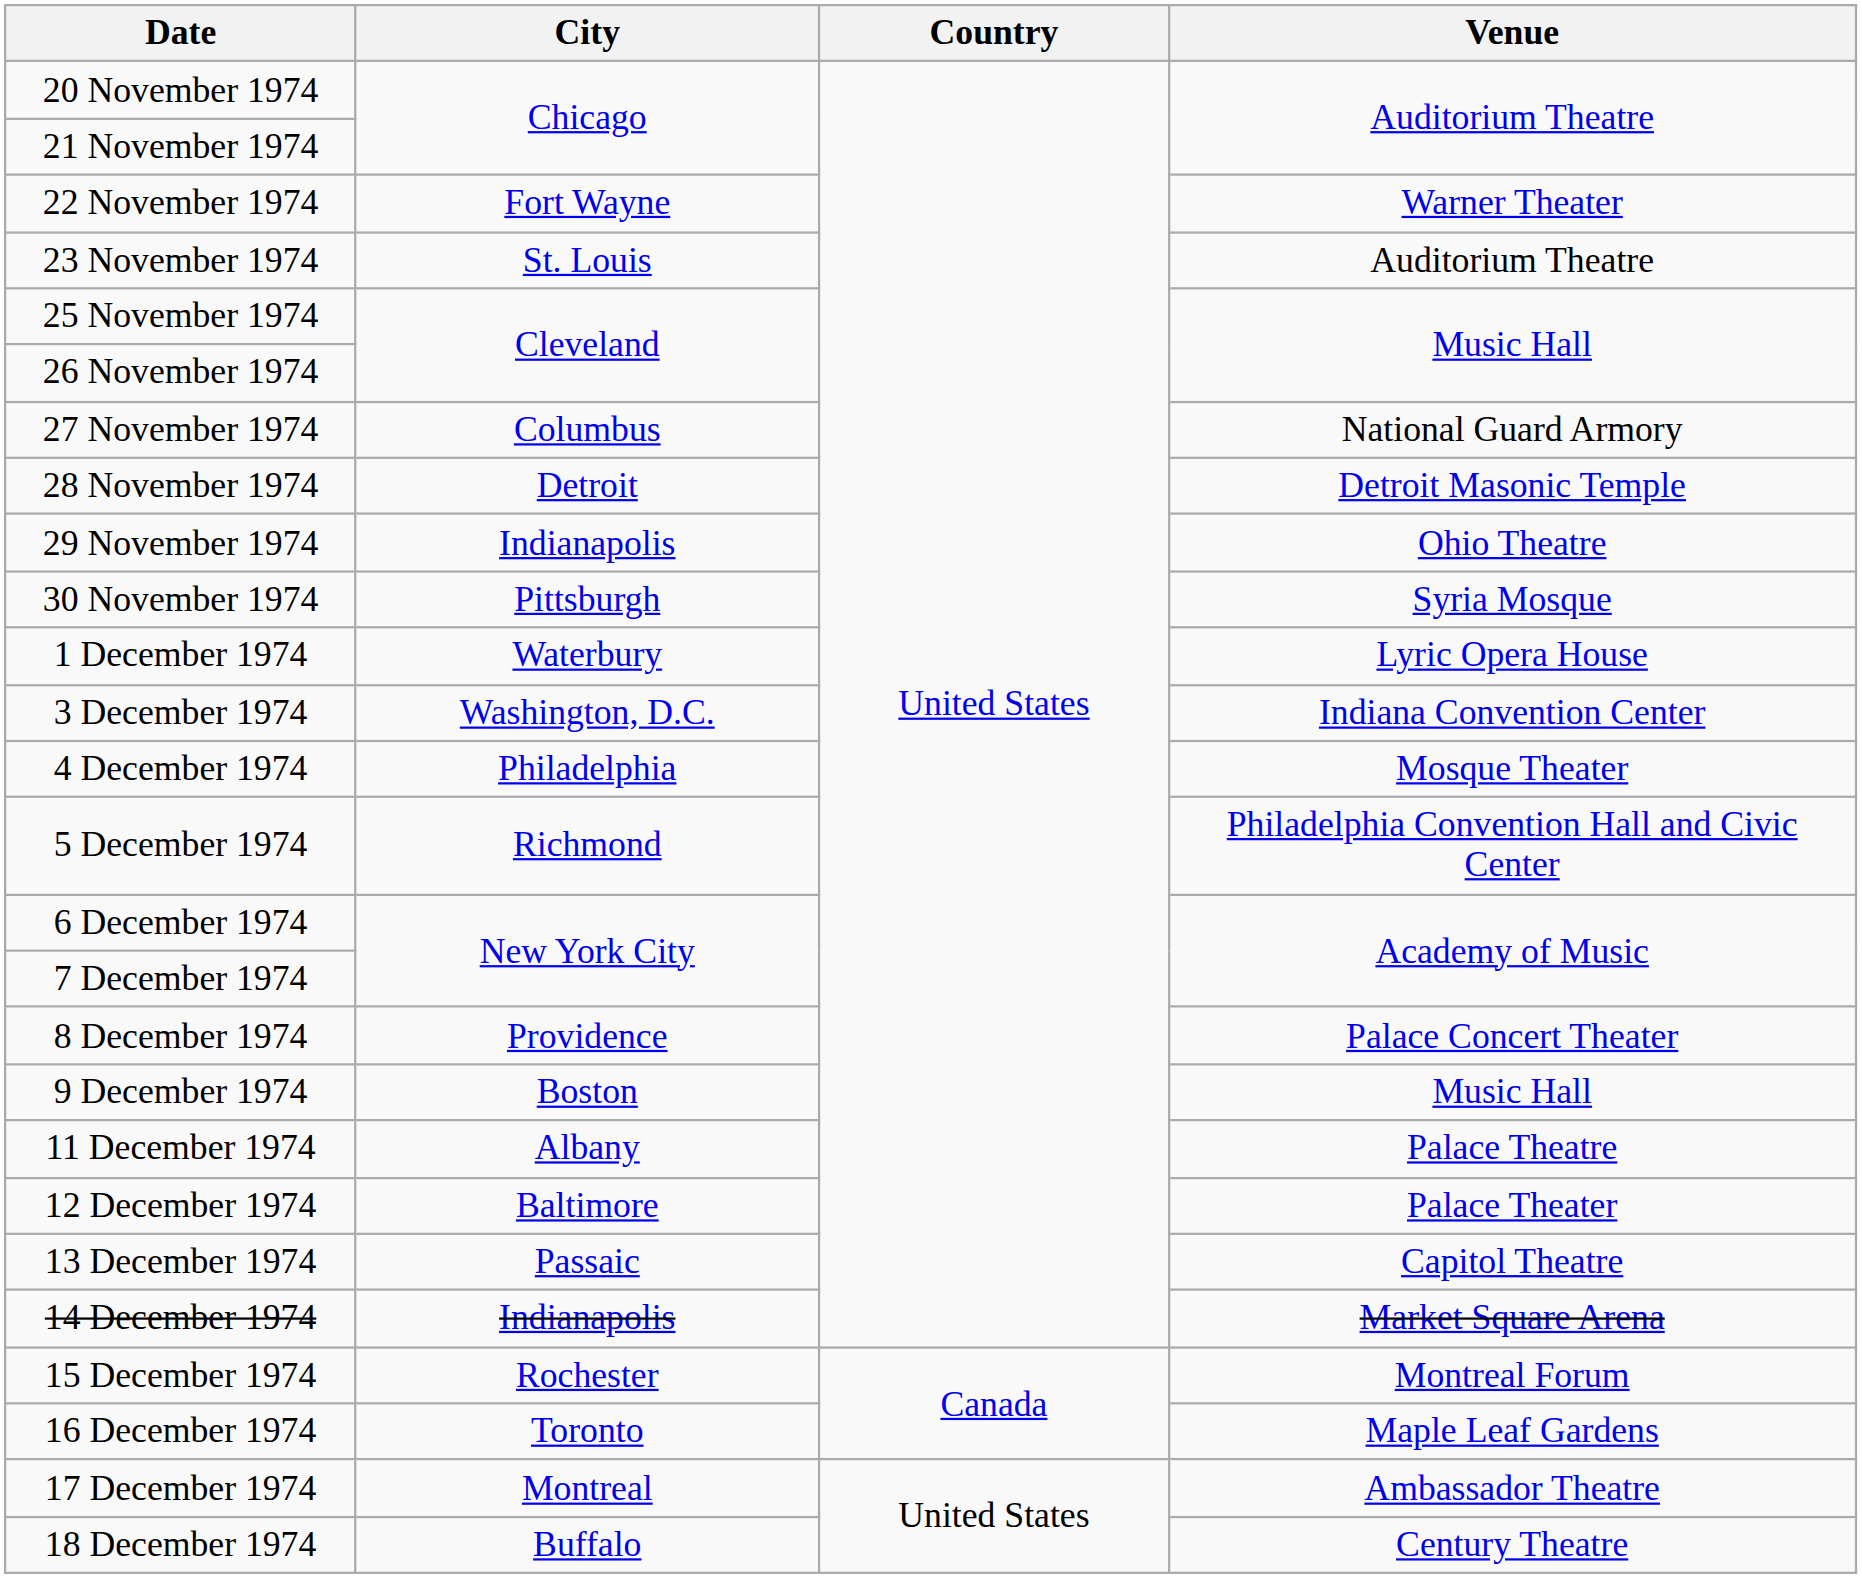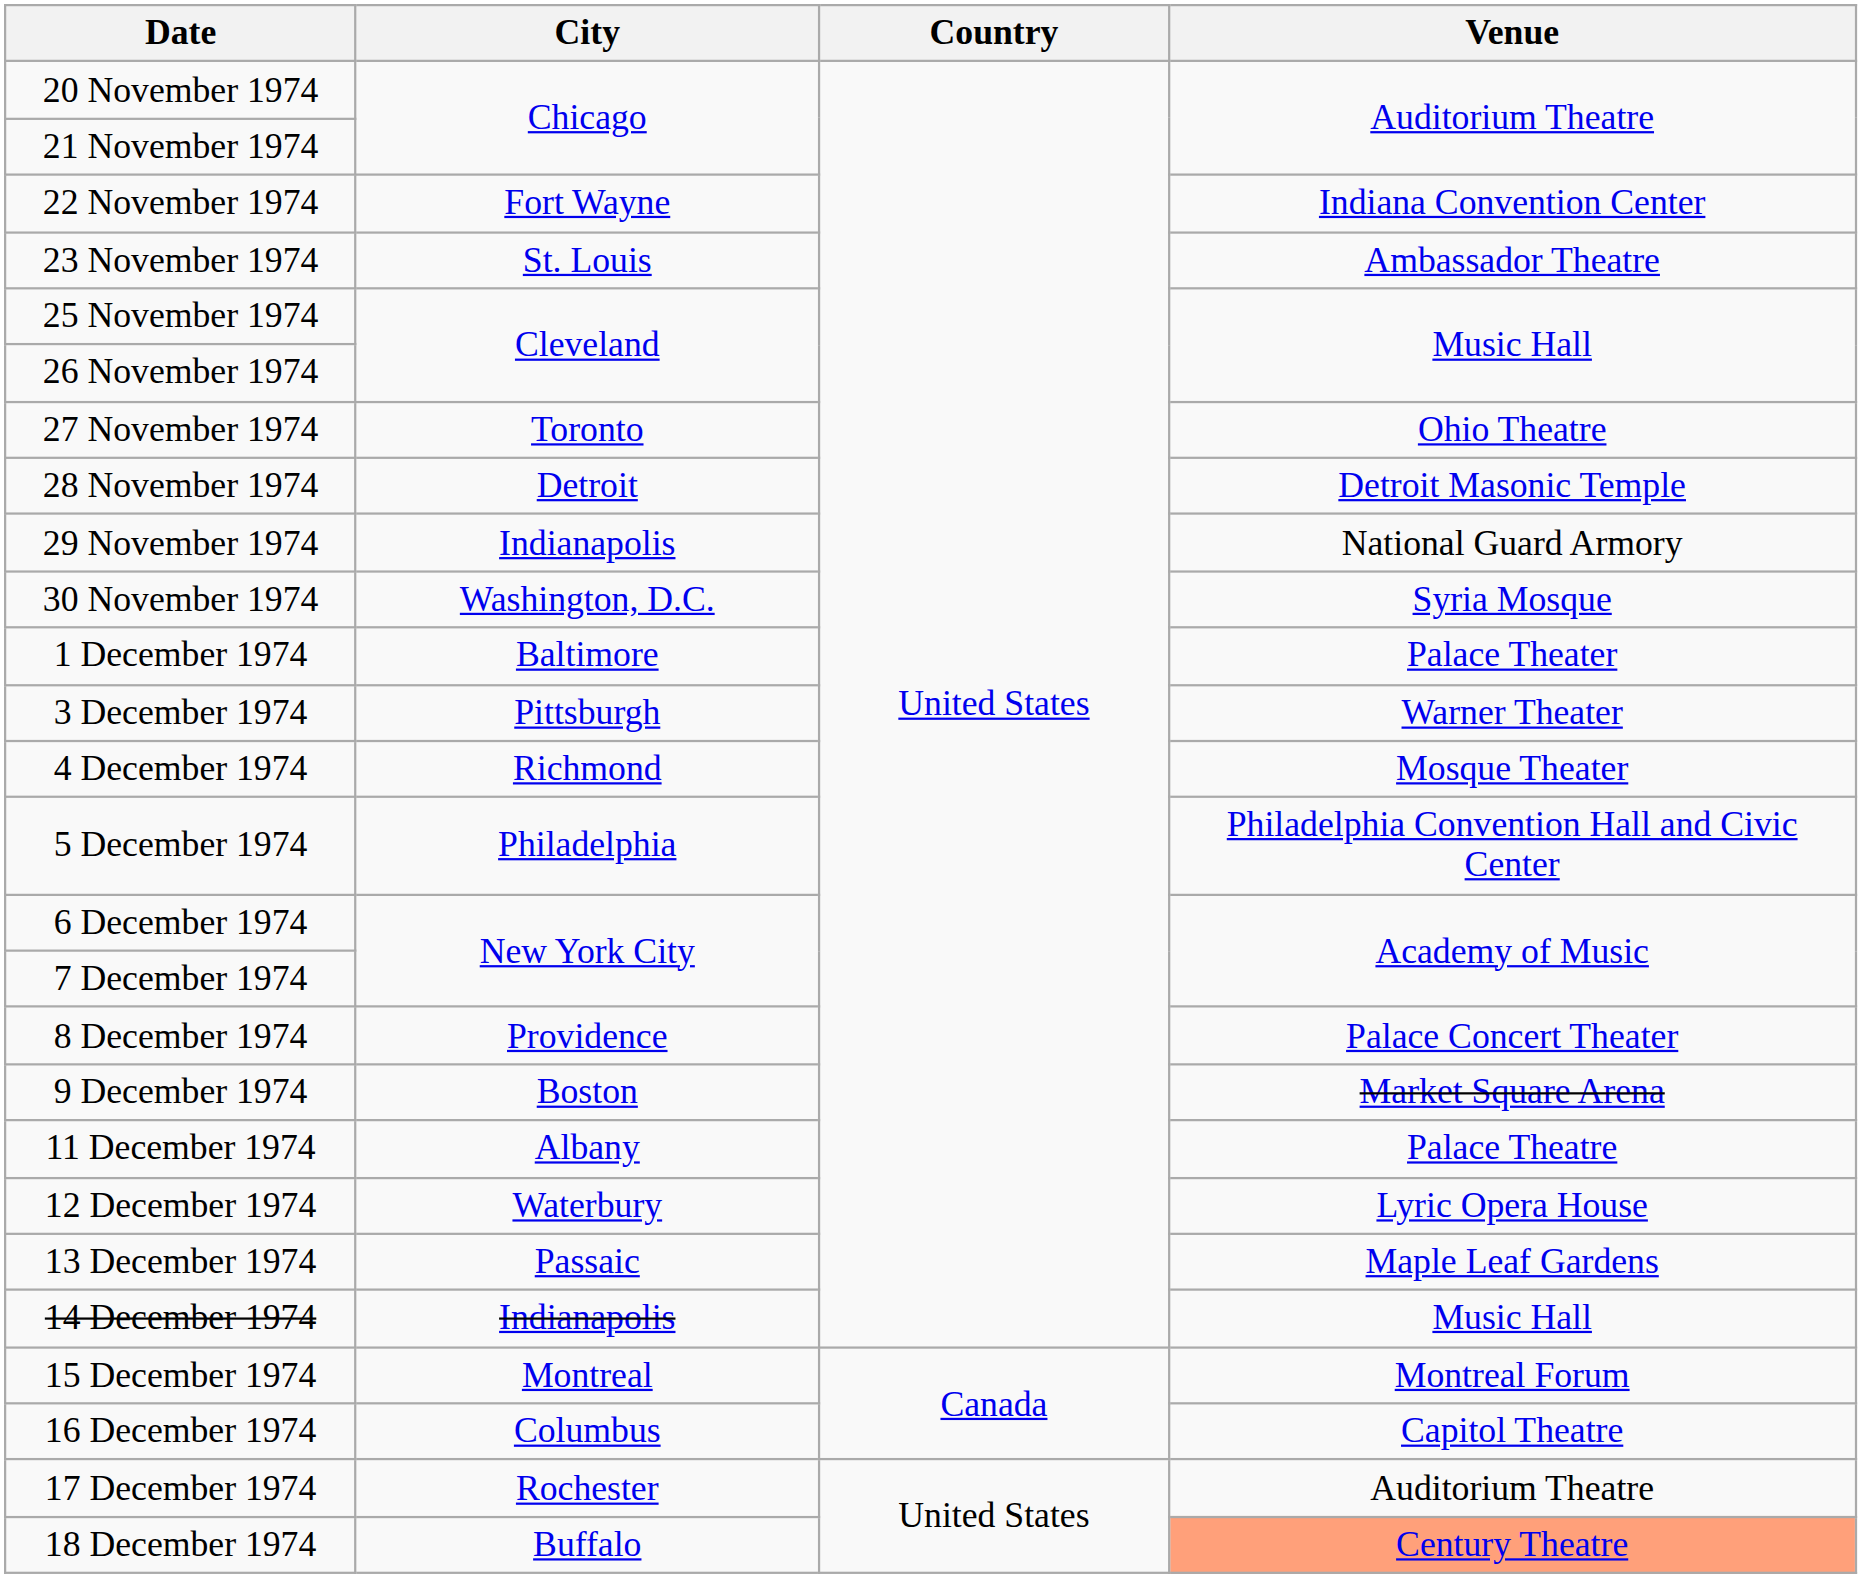(1512, 202) Warner Theater -> (1512, 202) Indiana Convention Center
(1512, 259) Auditorium Theatre -> (1512, 259) Ambassador Theatre
(587, 428) Columbus -> (587, 428) Toronto
(1512, 428) National Guard Armory -> (1512, 428) Ohio Theatre
(1512, 542) Ohio Theatre -> (1512, 542) National Guard Armory
(587, 598) Pittsburgh -> (587, 598) Washington, D.C.
(587, 655) Waterbury -> (587, 655) Baltimore
(1512, 655) Lyric Opera House -> (1512, 655) Palace Theater
(587, 711) Washington, D.C. -> (587, 711) Pittsburgh
(1512, 711) Indiana Convention Center -> (1512, 711) Warner Theater
(587, 768) Philadelphia -> (587, 768) Richmond
(587, 845) Richmond -> (587, 845) Philadelphia
(1512, 1091) Music Hall -> (1512, 1091) Market Square Arena
(587, 1204) Baltimore -> (587, 1204) Waterbury
(1512, 1204) Palace Theater -> (1512, 1204) Lyric Opera House
(1512, 1261) Capitol Theatre -> (1512, 1261) Maple Leaf Gardens
(1512, 1317) Market Square Arena -> (1512, 1317) Music Hall
(587, 1374) Rochester -> (587, 1374) Montreal
(587, 1431) Toronto -> (587, 1431) Columbus
(1512, 1431) Maple Leaf Gardens -> (1512, 1431) Capitol Theatre
(587, 1487) Montreal -> (587, 1487) Rochester
(1512, 1487) Ambassador Theatre -> (1512, 1487) Auditorium Theatre
(1512, 1544) no background -> (1512, 1544) lightsalmon background
